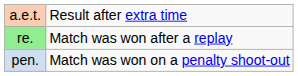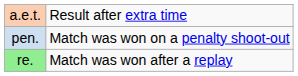rows swapped: (25, 60) <-> (25, 37)
